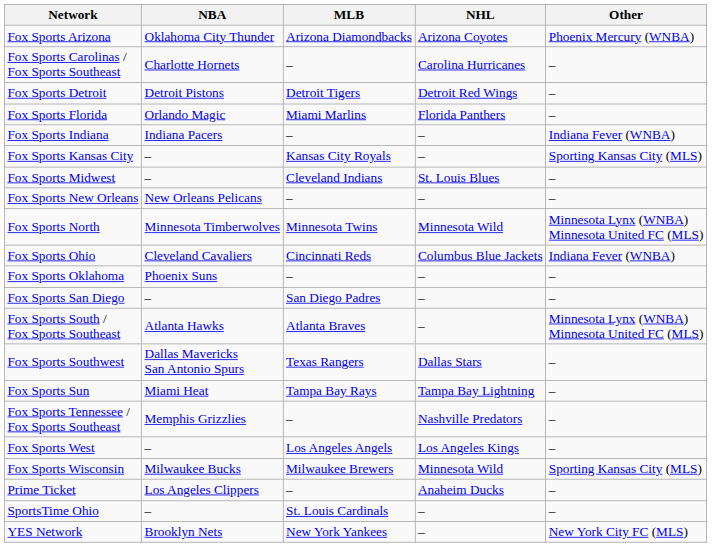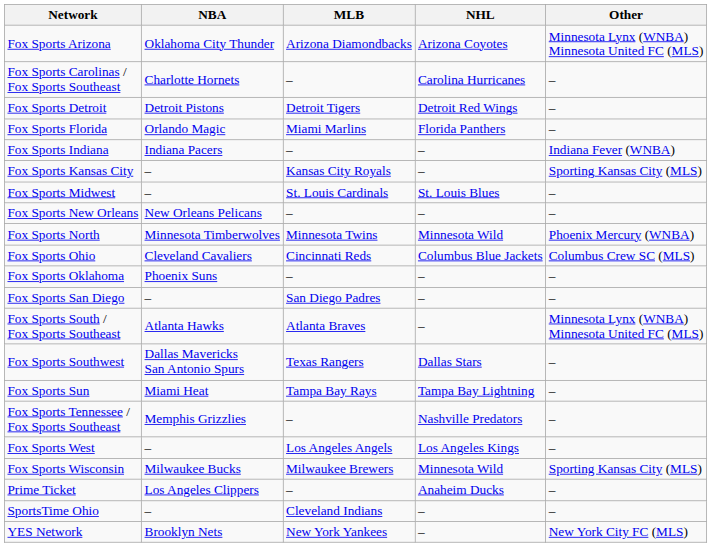(621, 36) Phoenix Mercury (WNBA) -> (626, 43) Minnesota Lynx (WNBA) Minnesota United FC (MLS)
(334, 177) Cleveland Indians -> (337, 192) St. Louis Cardinals
(626, 226) Minnesota Lynx (WNBA) Minnesota United FC (MLS) -> (621, 234) Phoenix Mercury (WNBA)
(612, 255) Indiana Fever (WNBA) -> (622, 255) Columbus Crew SC (MLS)
(337, 510) St. Louis Cardinals -> (334, 510) Cleveland Indians
